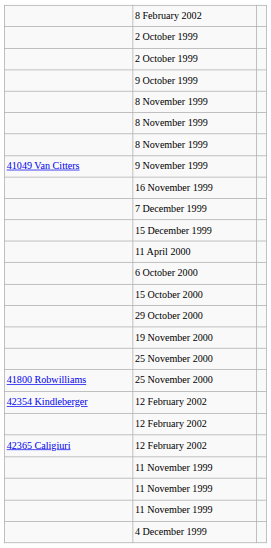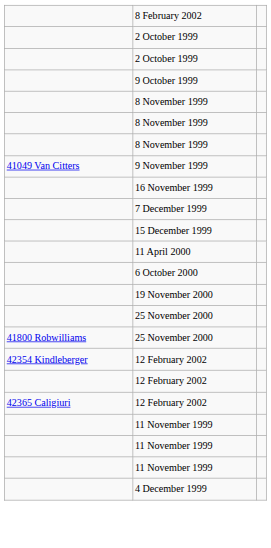- row: (68, 295)
- row: (68, 316)
